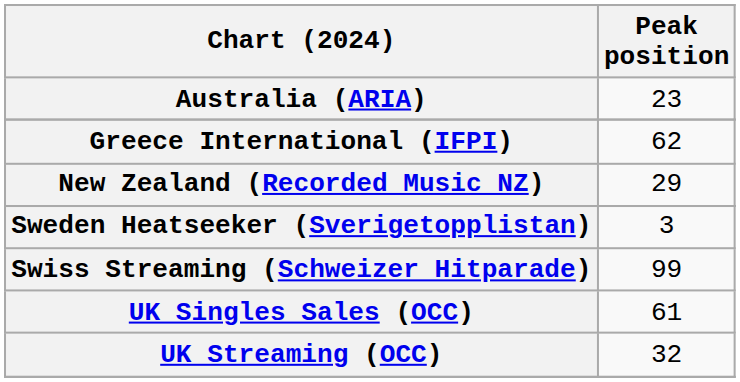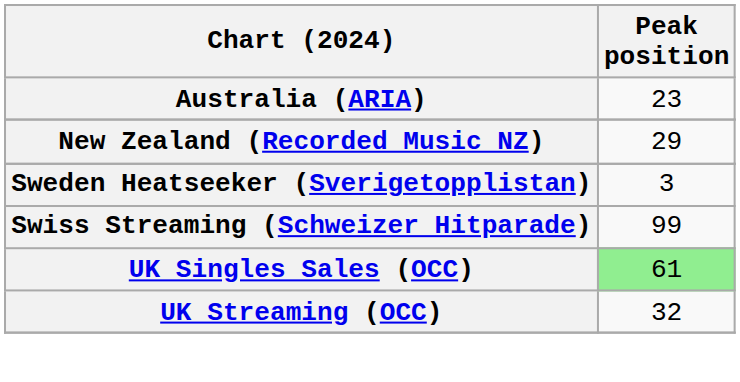- row: (301, 142)
(667, 312) no background -> (667, 269) lightgreen background
